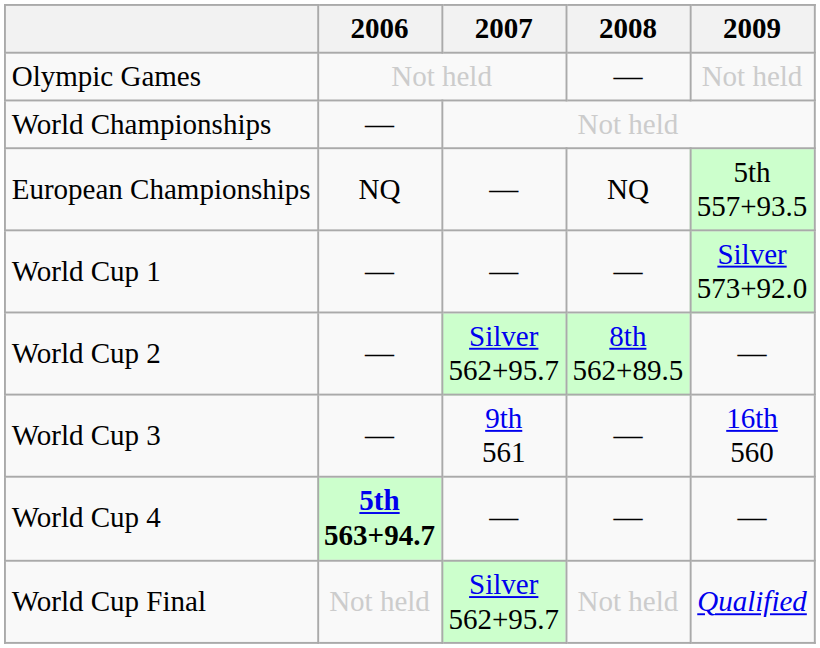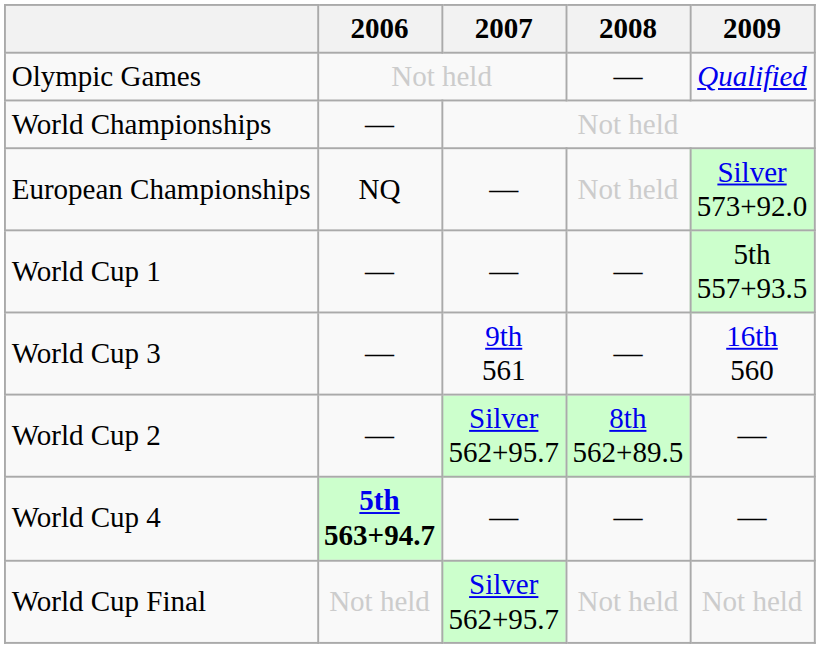(752, 76) Not held -> (752, 76) Qualified
(628, 189) NQ -> (628, 189) Not held
(752, 189) 5th 557+93.5 -> (752, 189) Silver 573+92.0
(752, 271) Silver 573+92.0 -> (752, 271) 5th 557+93.5
rows swapped: (86, 353) <-> (86, 436)
(752, 600) Qualified -> (752, 600) Not held
